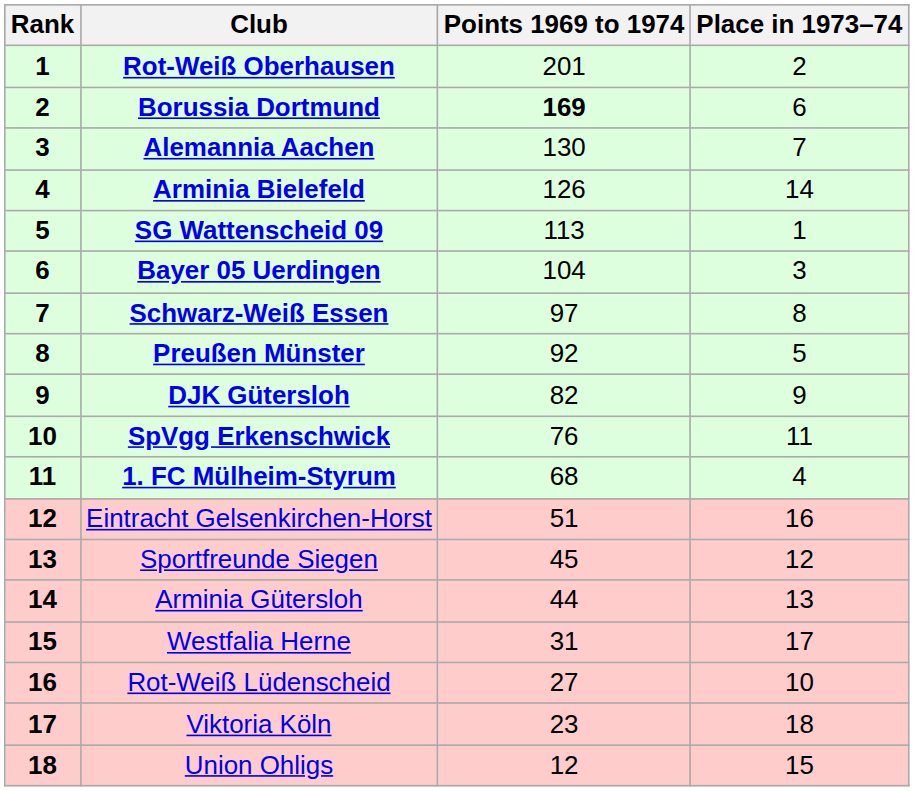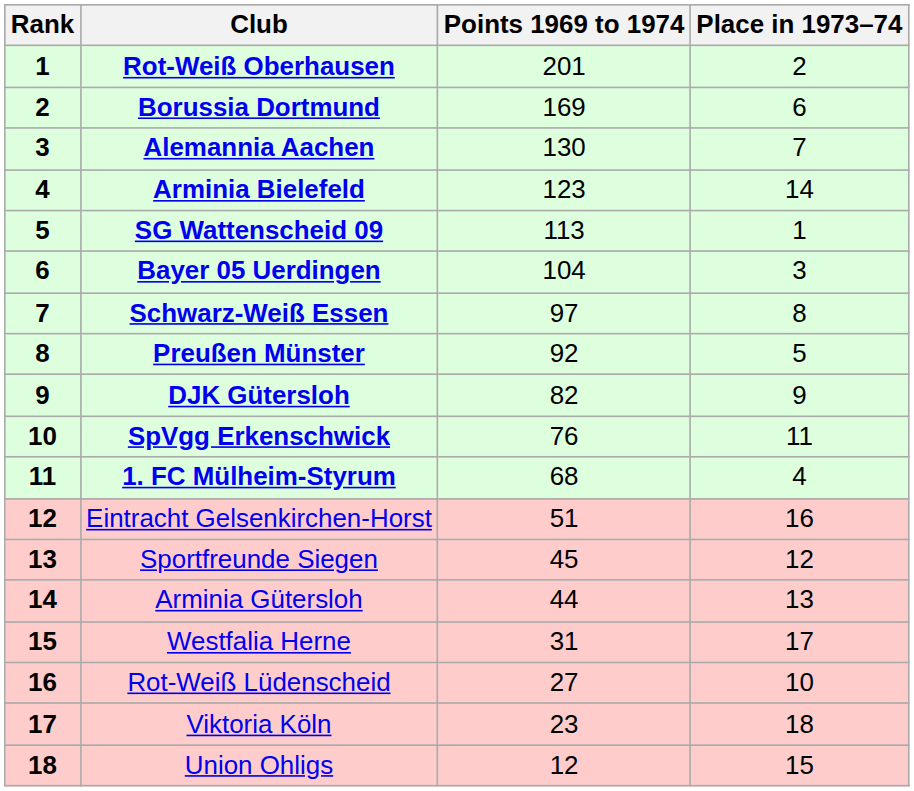(564, 107) bold -> (564, 107) normal
(564, 189) 126 -> (564, 189) 123
